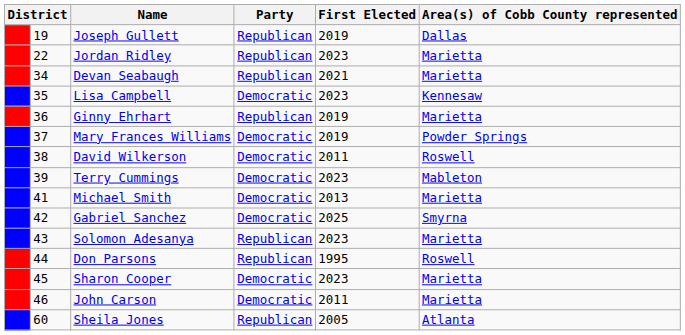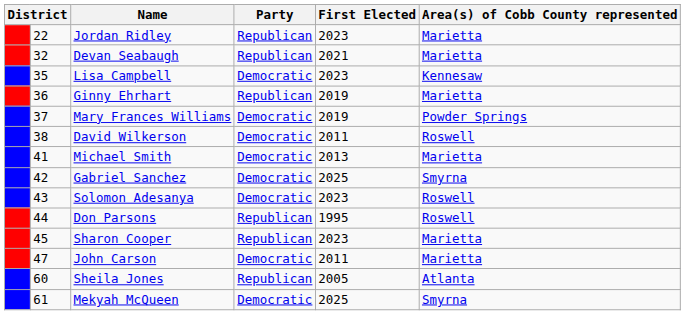- row: (126, 35)
(41, 76) 34 -> (41, 55) 32
- row: (126, 177)
(275, 238) Republican -> (275, 198) Democratic
(452, 238) Marietta -> (448, 198) Roswell
(275, 279) Democratic -> (275, 238) Republican
(41, 299) 46 -> (41, 259) 47
+ row: (126, 299)
